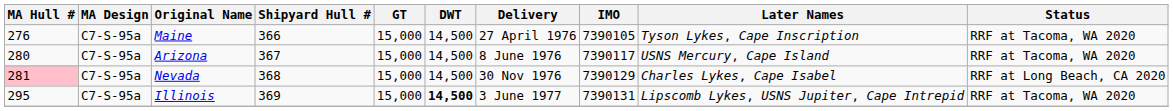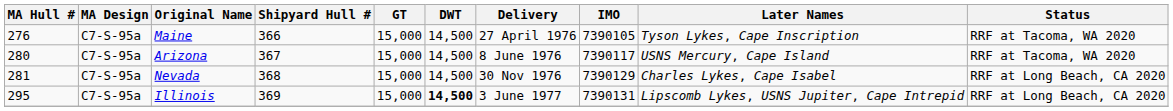(19, 76) pink background -> (19, 76) no background
(1053, 96) RRF at Tacoma, WA 2020 -> (1068, 96) RRF at Long Beach, CA 2020
